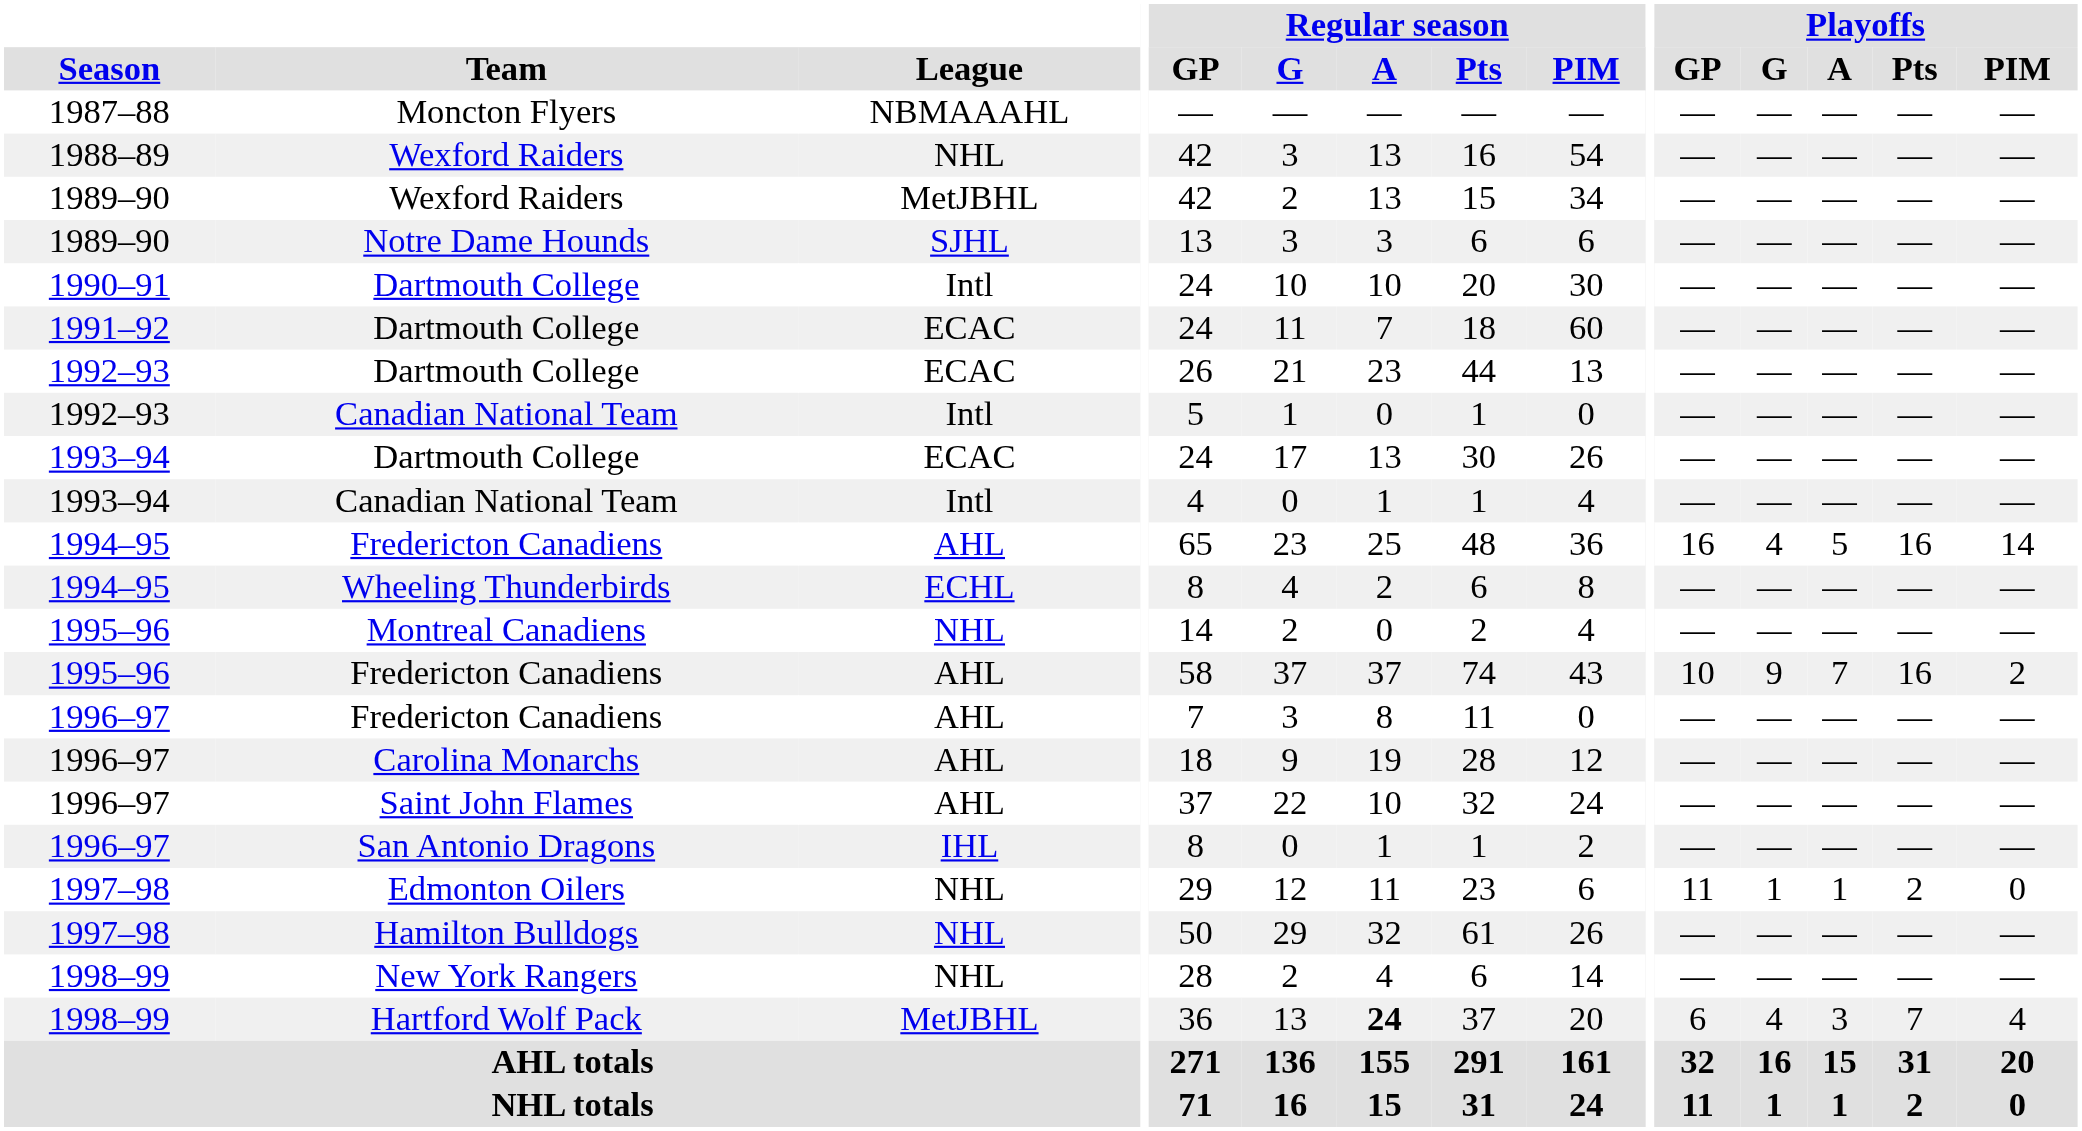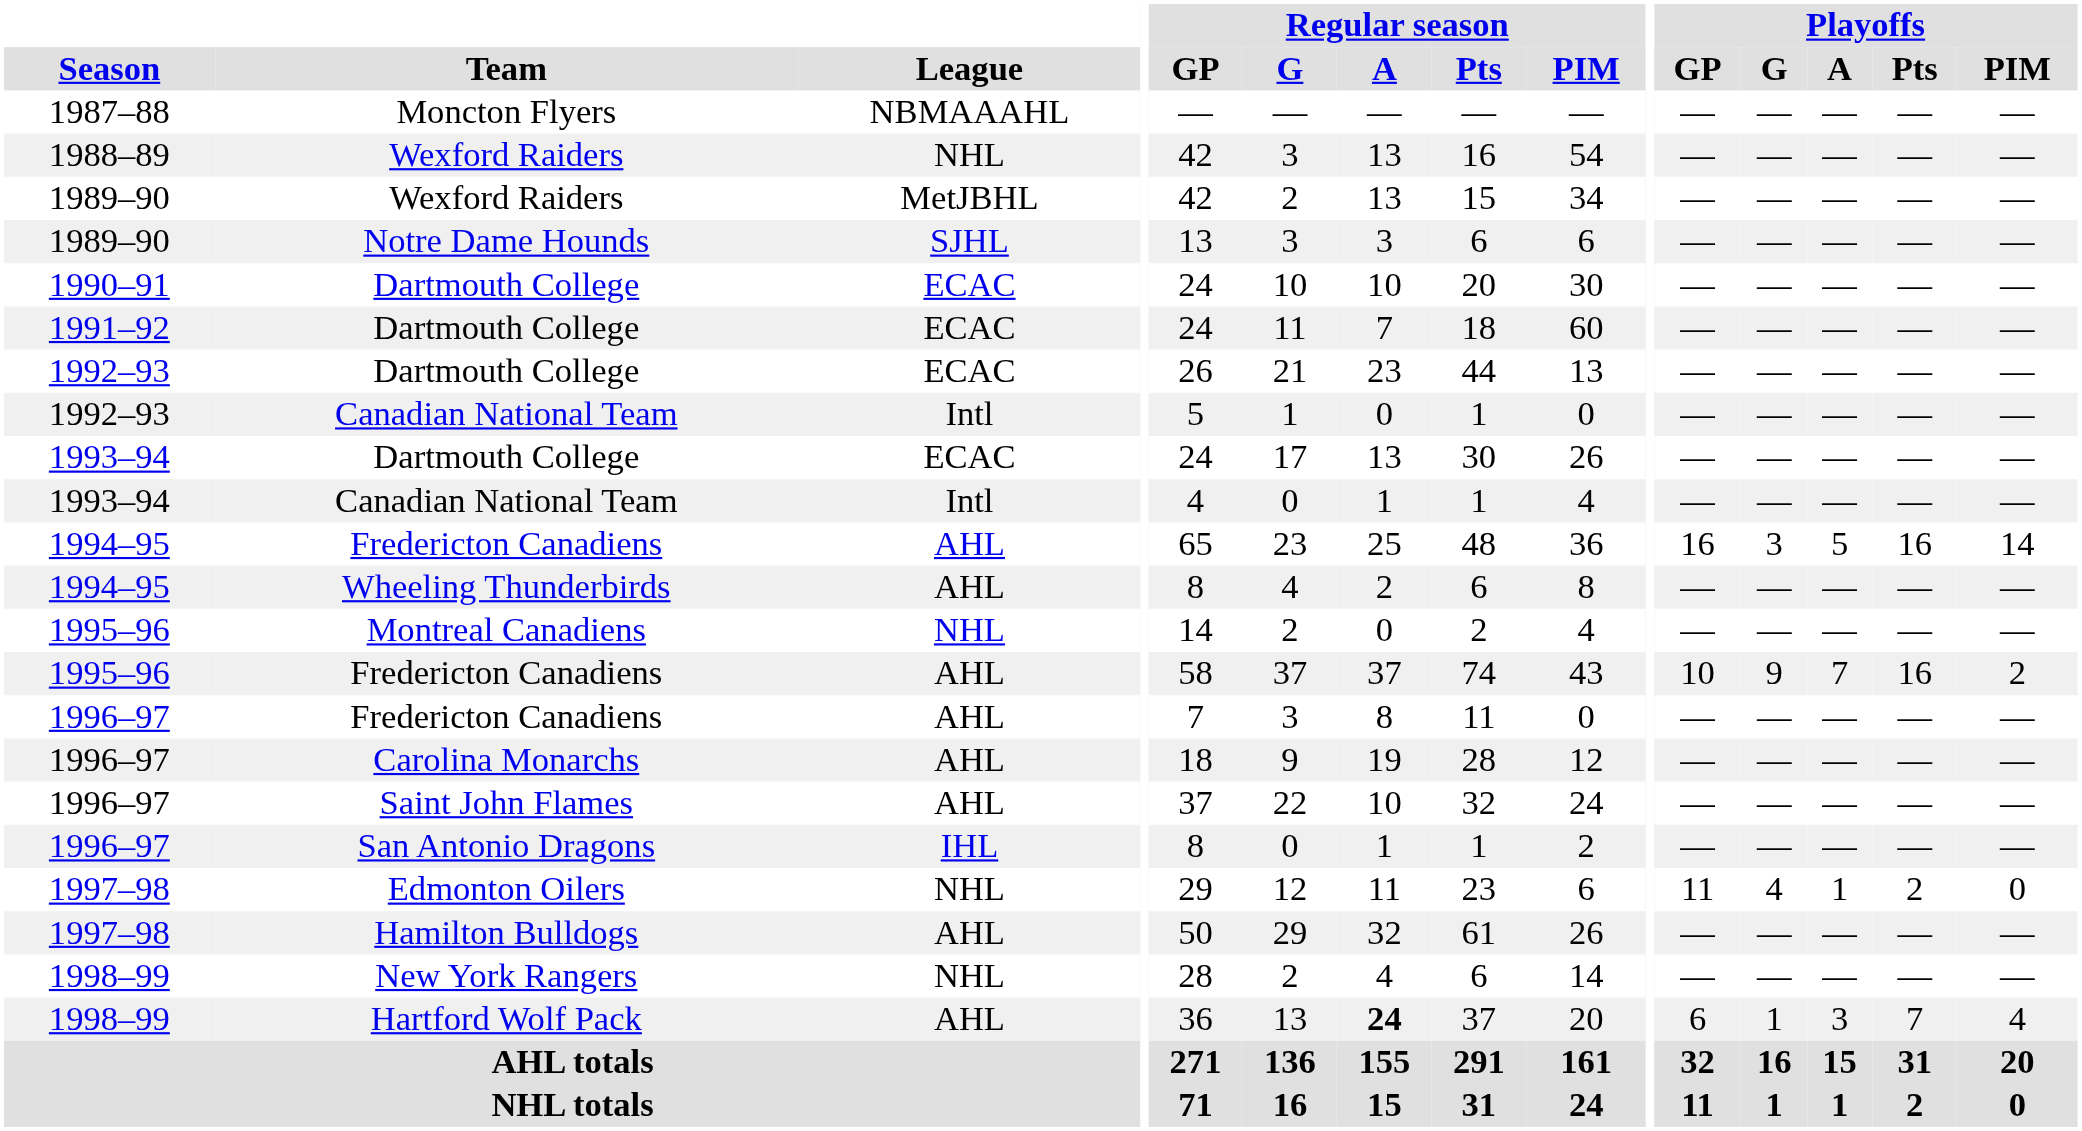(969, 284) Intl -> (969, 284) ECAC
(1774, 543) 4 -> (1774, 543) 3
(969, 586) ECHL -> (969, 586) AHL
(1774, 889) 1 -> (1774, 889) 4
(969, 932) NHL -> (969, 932) AHL
(969, 1018) MetJBHL -> (969, 1018) AHL
(1774, 1018) 4 -> (1774, 1018) 1
